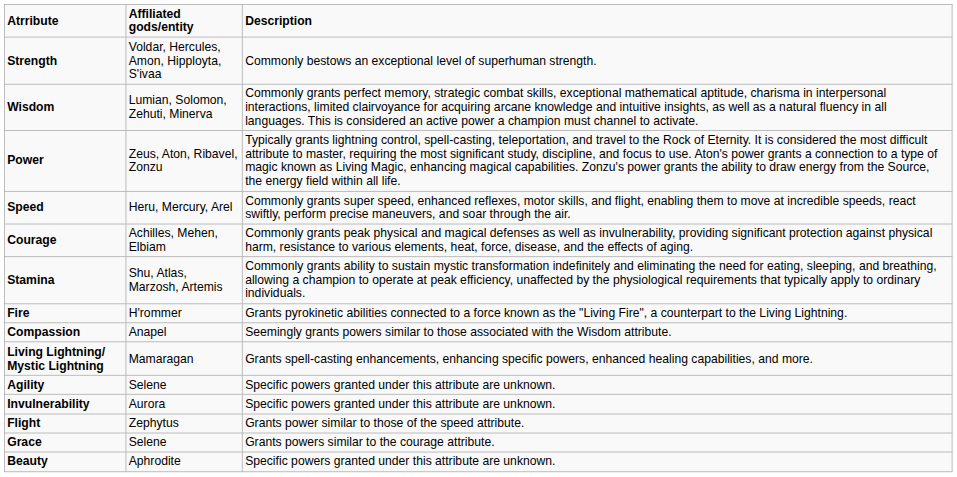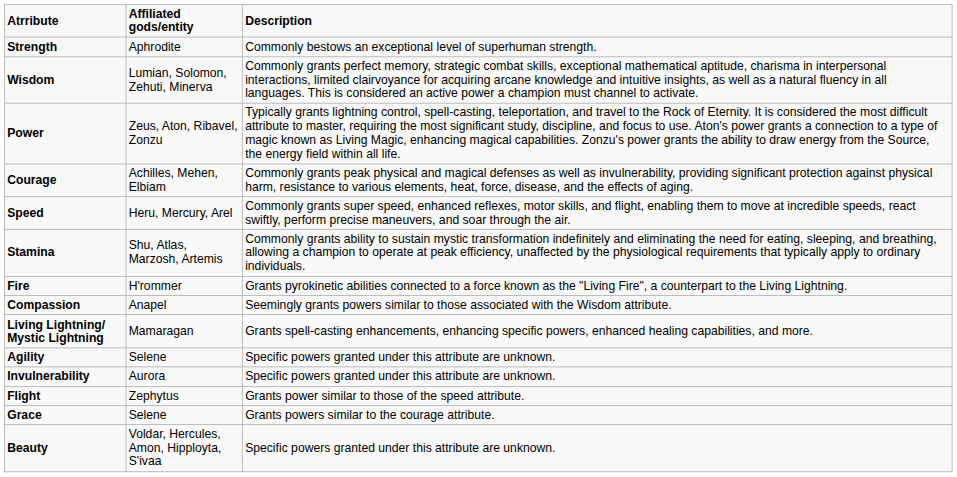(175, 60) Voldar, Hercules, Amon, Hipployta, S'ivaa -> (155, 47) Aphrodite
rows swapped: (25, 207) <-> (32, 240)
(155, 461) Aphrodite -> (175, 448) Voldar, Hercules, Amon, Hipployta, S'ivaa
